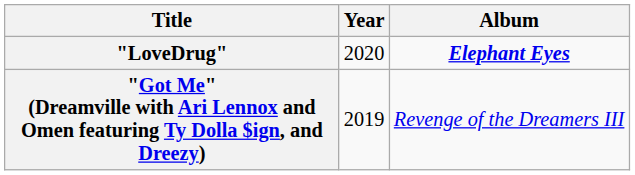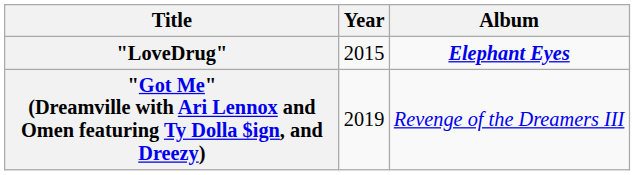(364, 52) 2020 -> (364, 52) 2015
